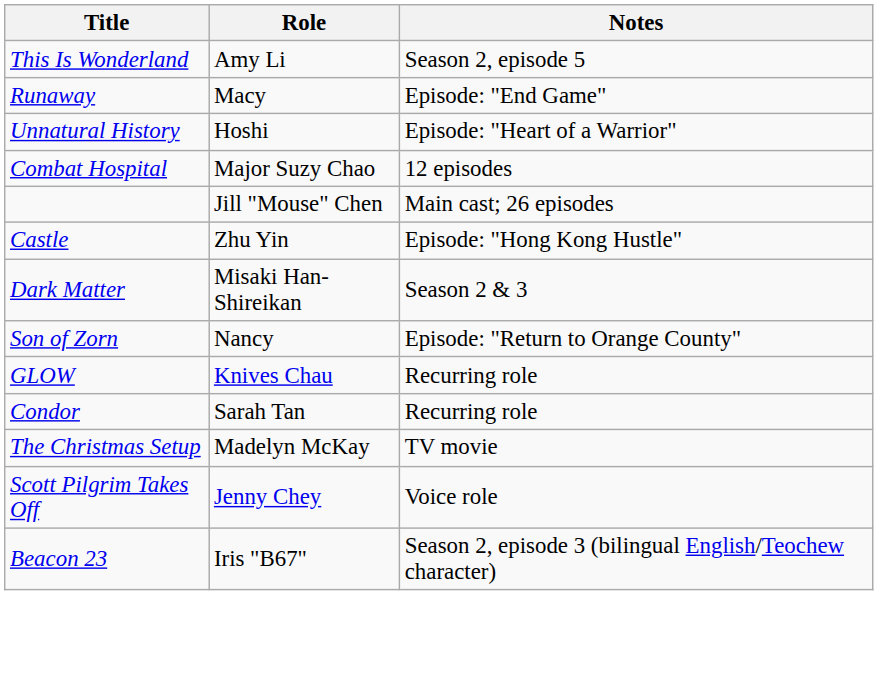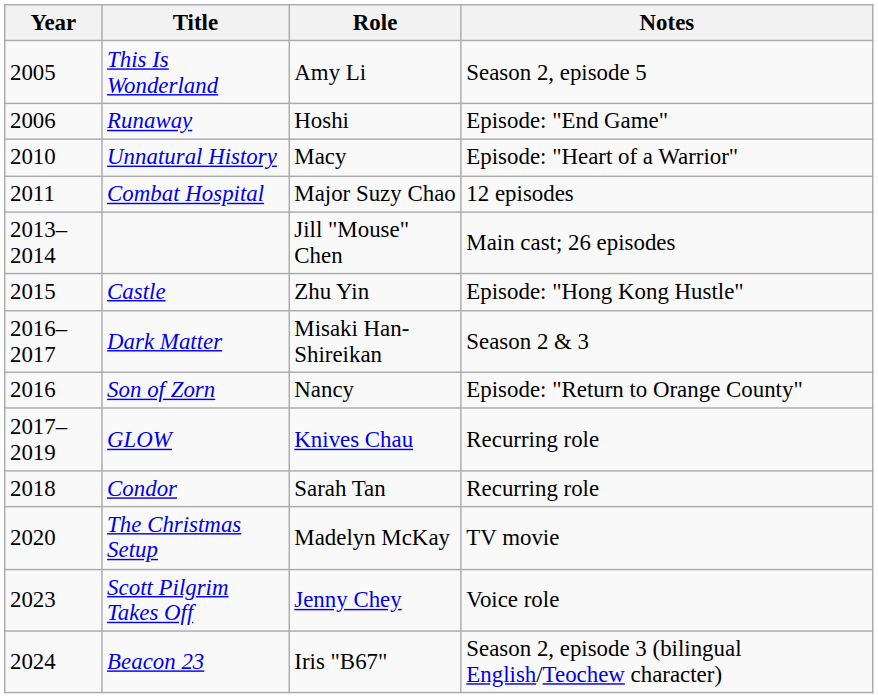+ column: (53, 22)
(240, 95) Macy -> (322, 120) Hoshi
(241, 131) Hoshi -> (320, 157) Macy
